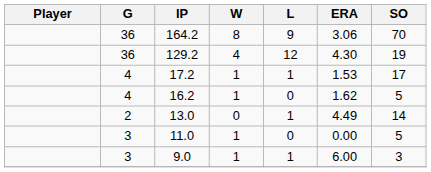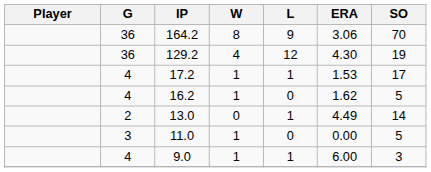(128, 156) 3 -> (128, 156) 4
